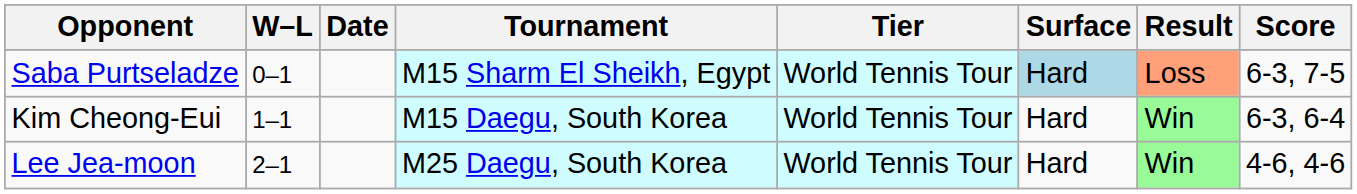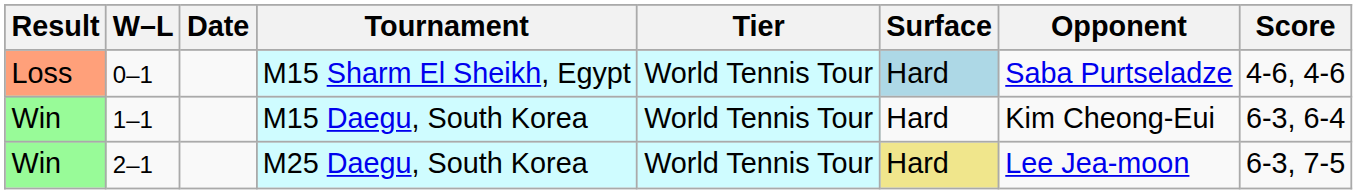columns swapped: (1189, 27) <-> (125, 27)
(1296, 73) 6-3, 7-5 -> (1296, 73) 4-6, 4-6
(1057, 164) no background -> (918, 164) khaki background
(1296, 164) 4-6, 4-6 -> (1296, 164) 6-3, 7-5
